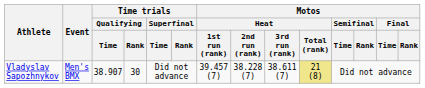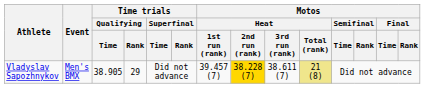(108, 72) 38.907 -> (108, 72) 38.905
(135, 72) 30 -> (135, 72) 29
(248, 72) no background -> (248, 72) gold background
